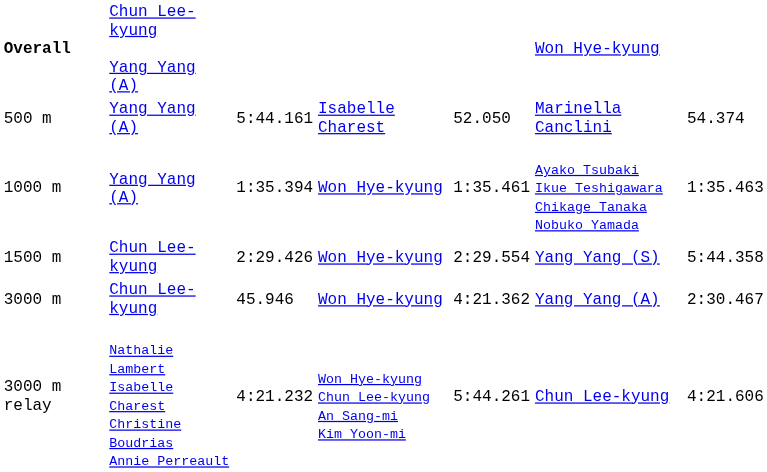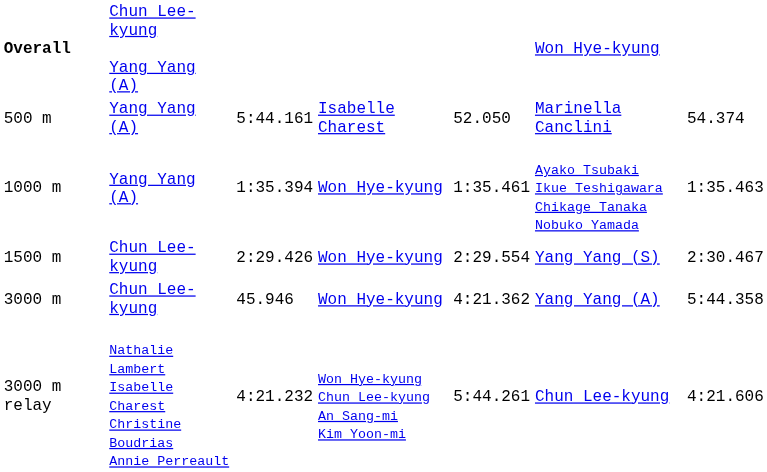(725, 257) 5:44.358 -> (725, 257) 2:30.467
(725, 299) 2:30.467 -> (725, 299) 5:44.358
